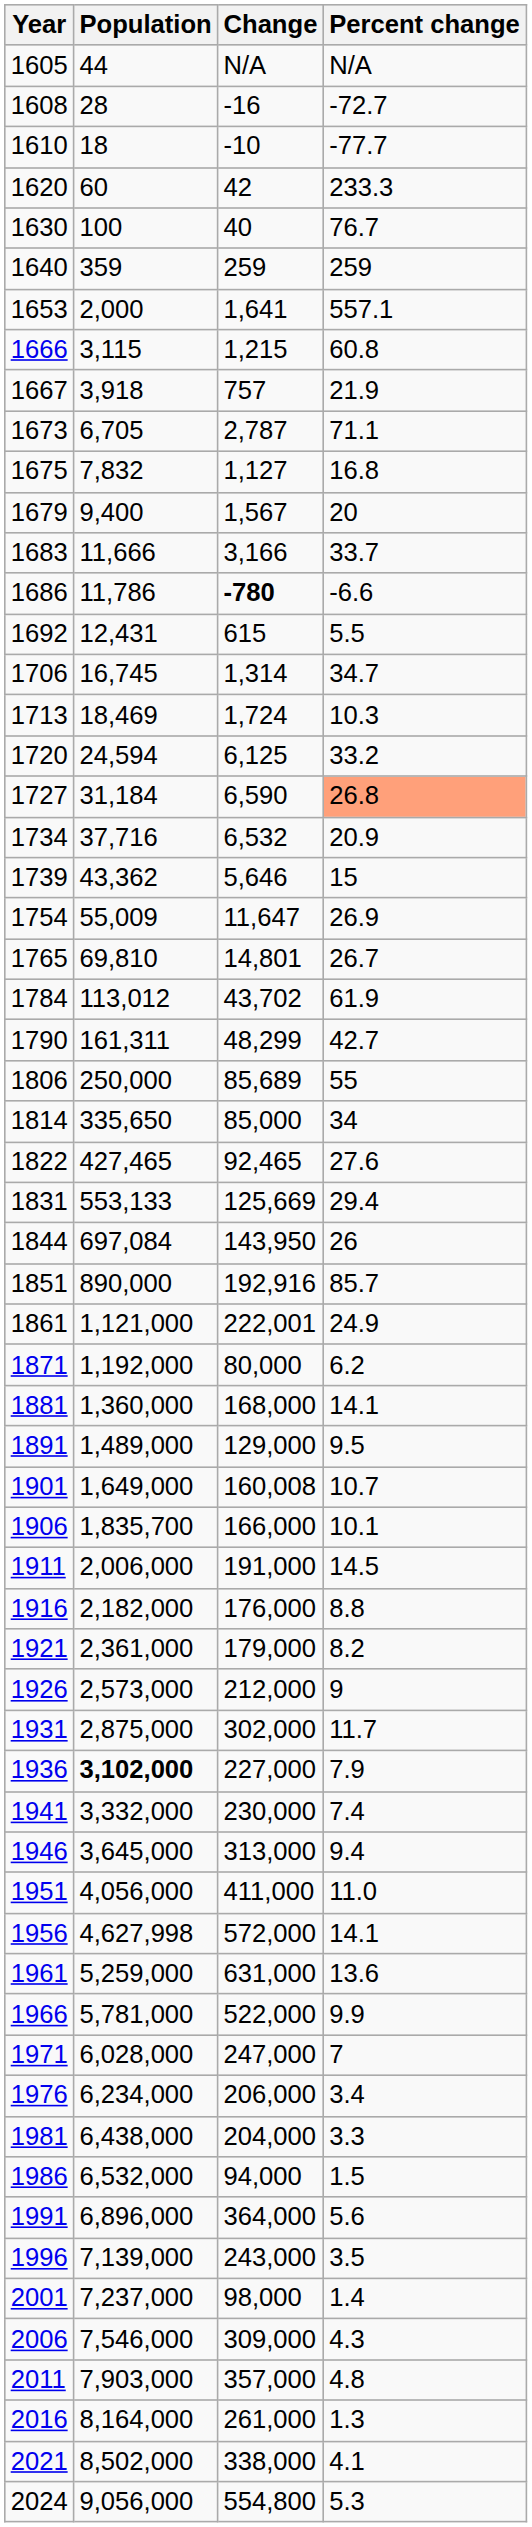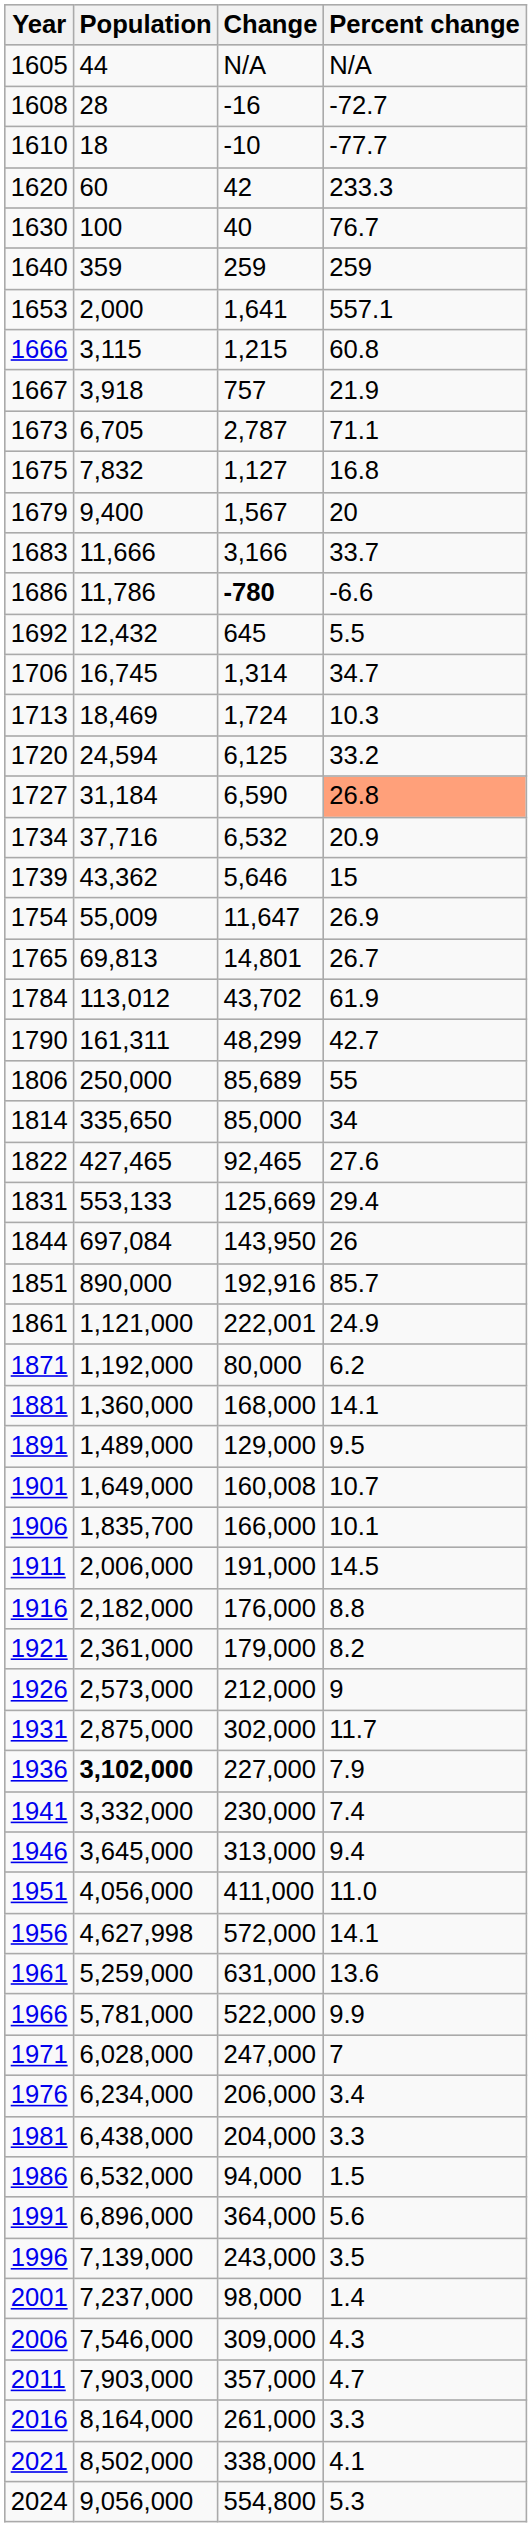(119, 633) 12,431 -> (119, 633) 12,432
(245, 633) 615 -> (245, 633) 645
(119, 958) 69,810 -> (119, 958) 69,813
(347, 2379) 4.8 -> (347, 2379) 4.7
(347, 2420) 1.3 -> (347, 2420) 3.3
